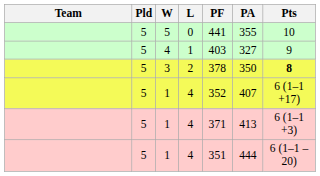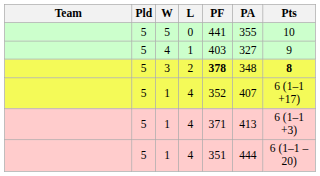(217, 68) normal -> (217, 68) bold
(248, 68) 350 -> (248, 68) 348
